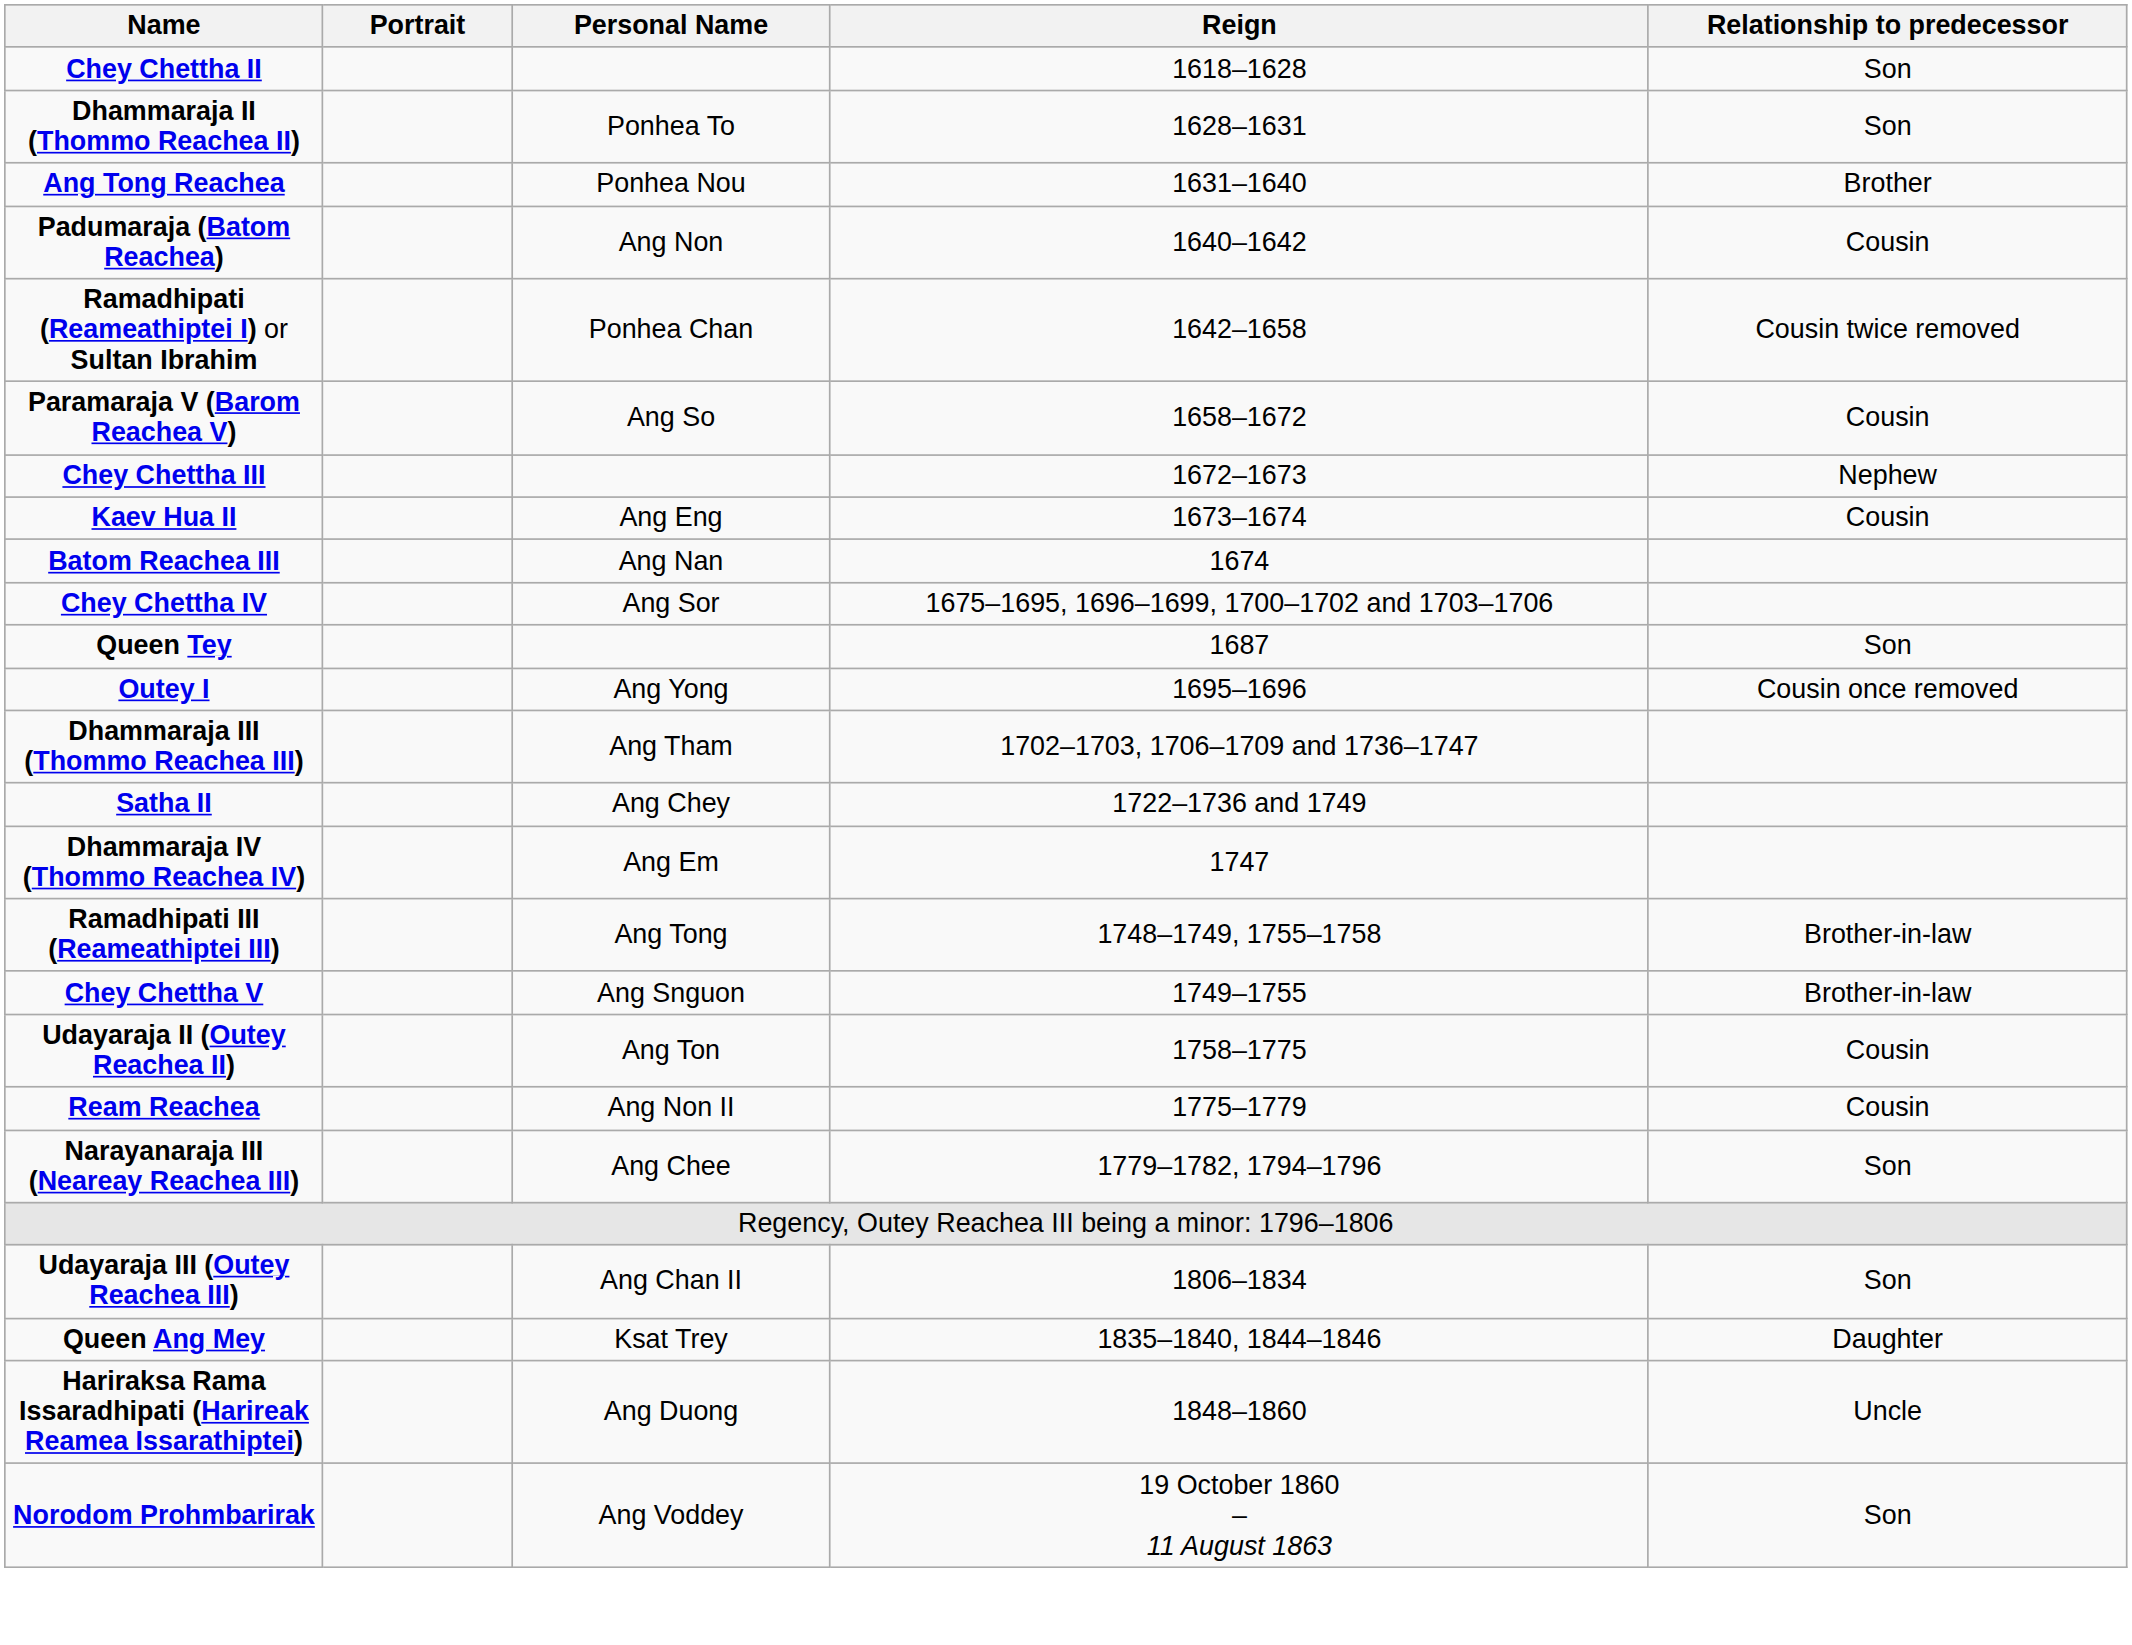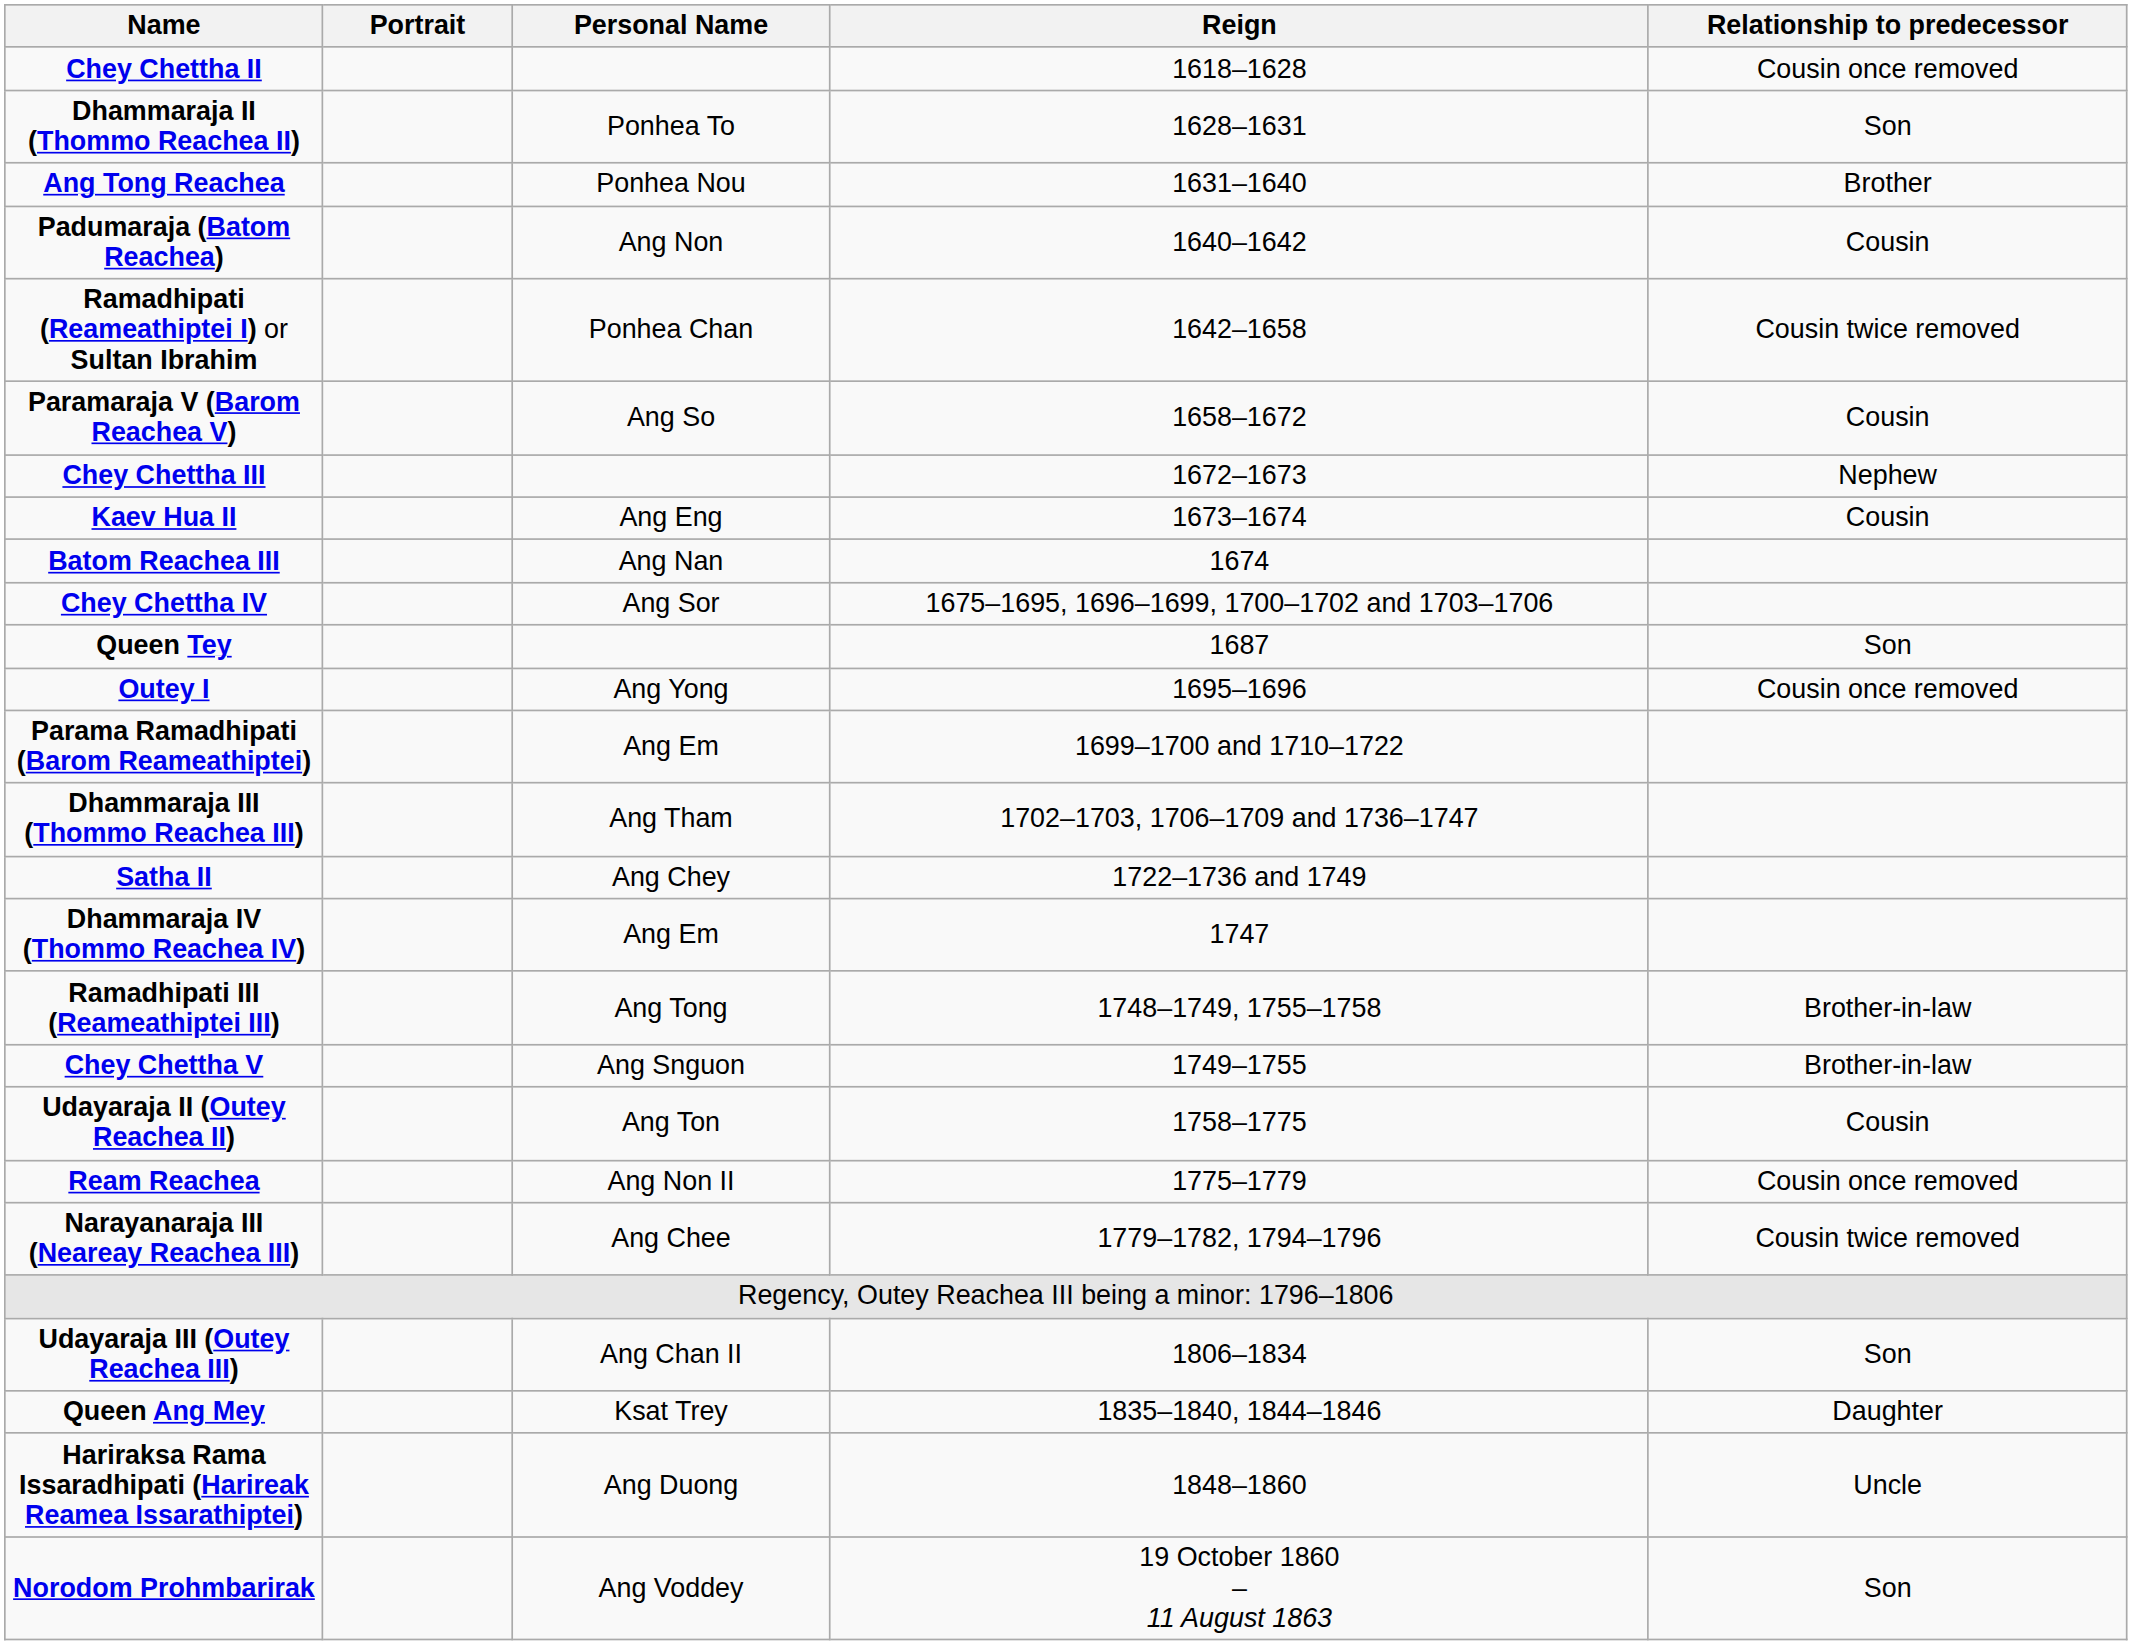(1888, 68) Son -> (1888, 68) Cousin once removed
+ row: (164, 746)
(1888, 1107) Cousin -> (1888, 1180) Cousin once removed
(1888, 1165) Son -> (1888, 1238) Cousin twice removed
